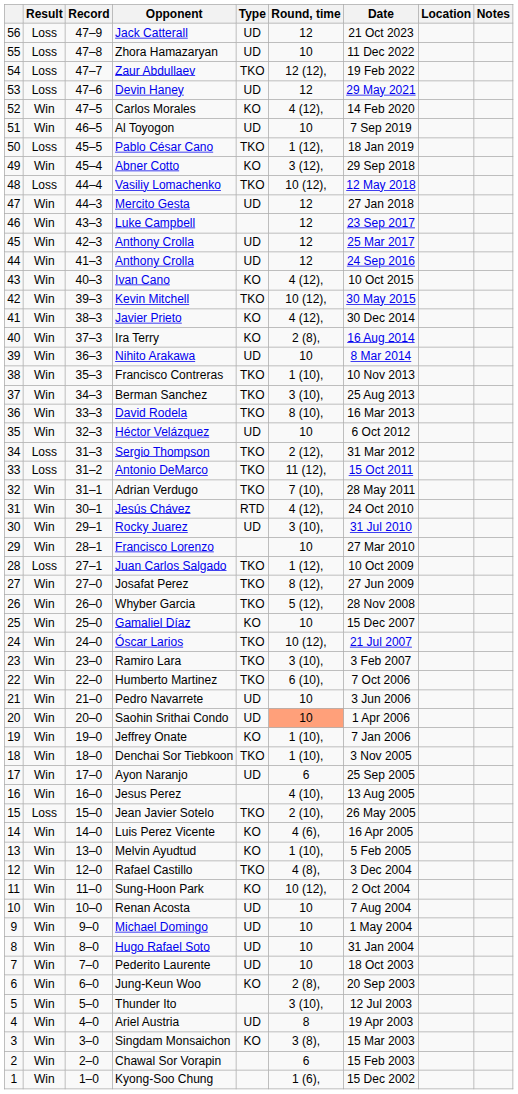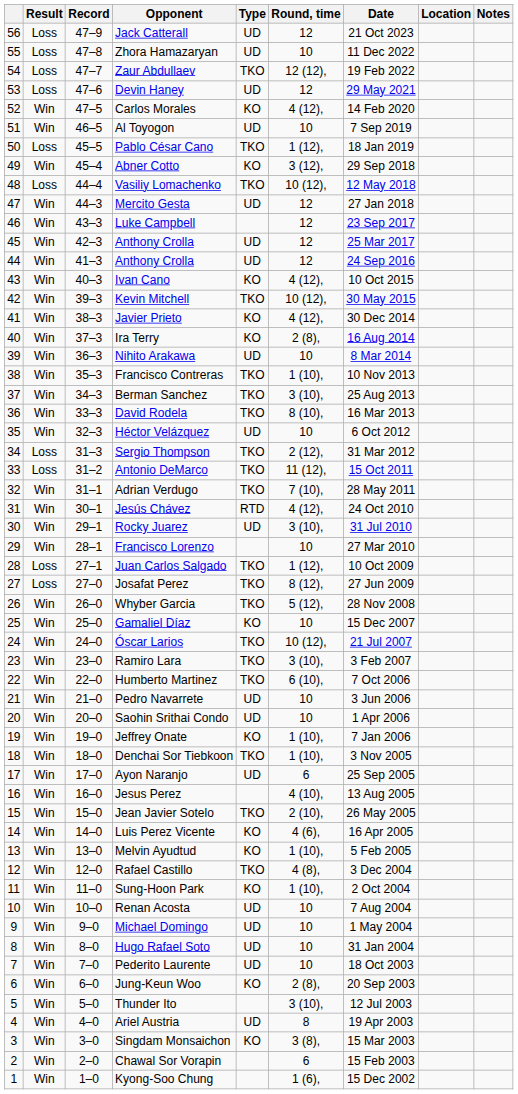(44, 584) Win -> (44, 584) Loss
(306, 718) lightsalmon background -> (306, 718) no background
(44, 813) Loss -> (44, 813) Win
(306, 889) 10 (12), -> (306, 889) 1 (10),
